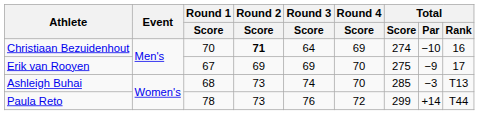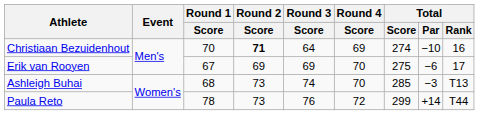(431, 66) −9 -> (431, 66) −6
